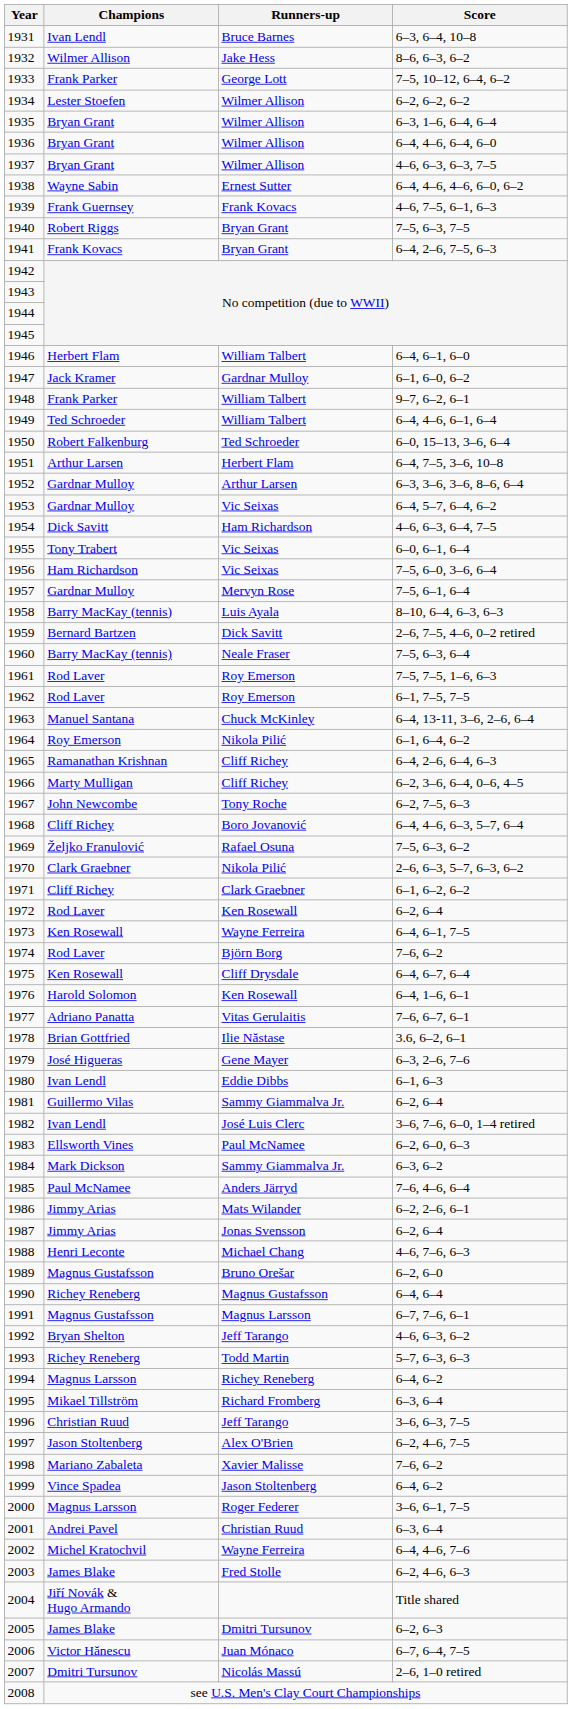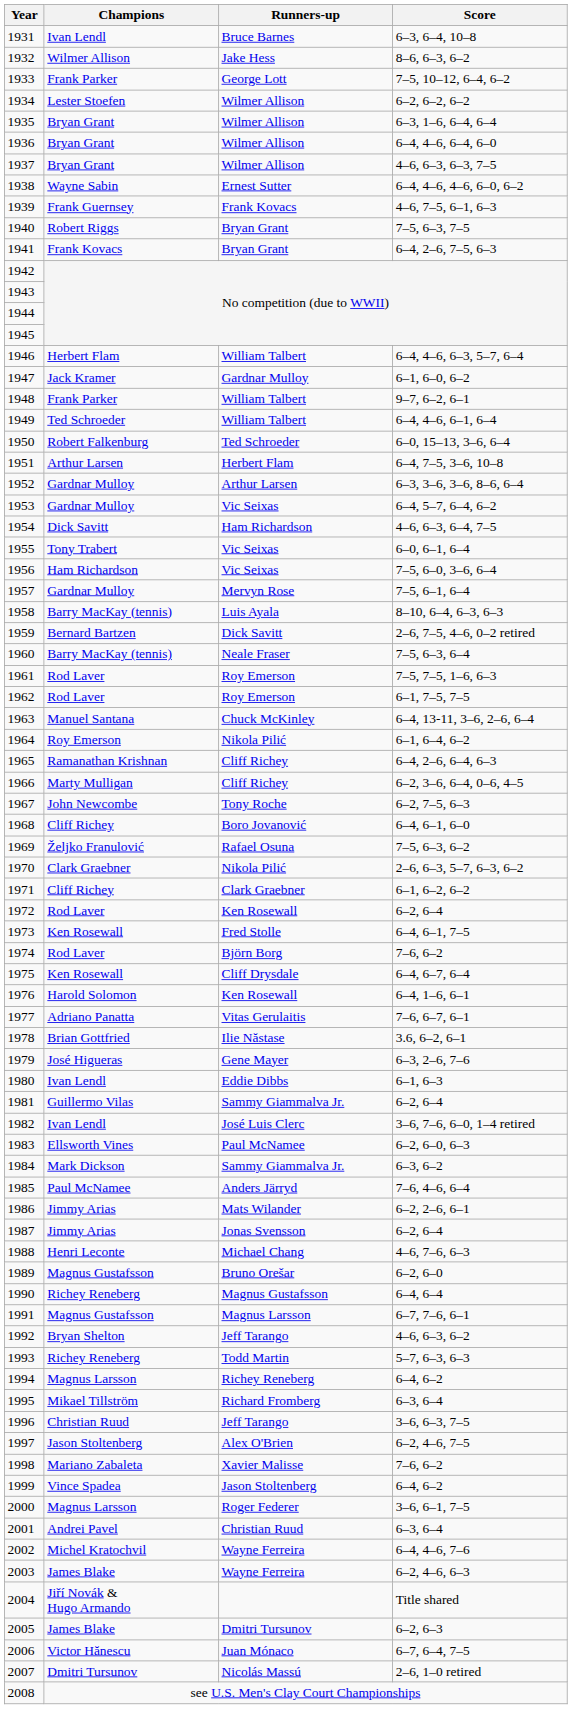(433, 356) 6–4, 6–1, 6–0 -> (460, 356) 6–4, 4–6, 6–3, 5–7, 6–4
(460, 825) 6–4, 4–6, 6–3, 5–7, 6–4 -> (433, 825) 6–4, 6–1, 6–0
(263, 931) Wayne Ferreira -> (251, 931) Fred Stolle
(251, 1571) Fred Stolle -> (263, 1571) Wayne Ferreira
